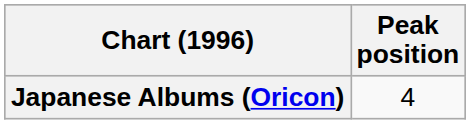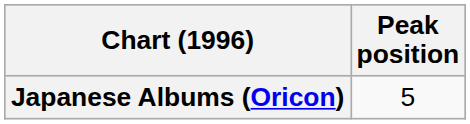(408, 97) 4 -> (408, 97) 5
